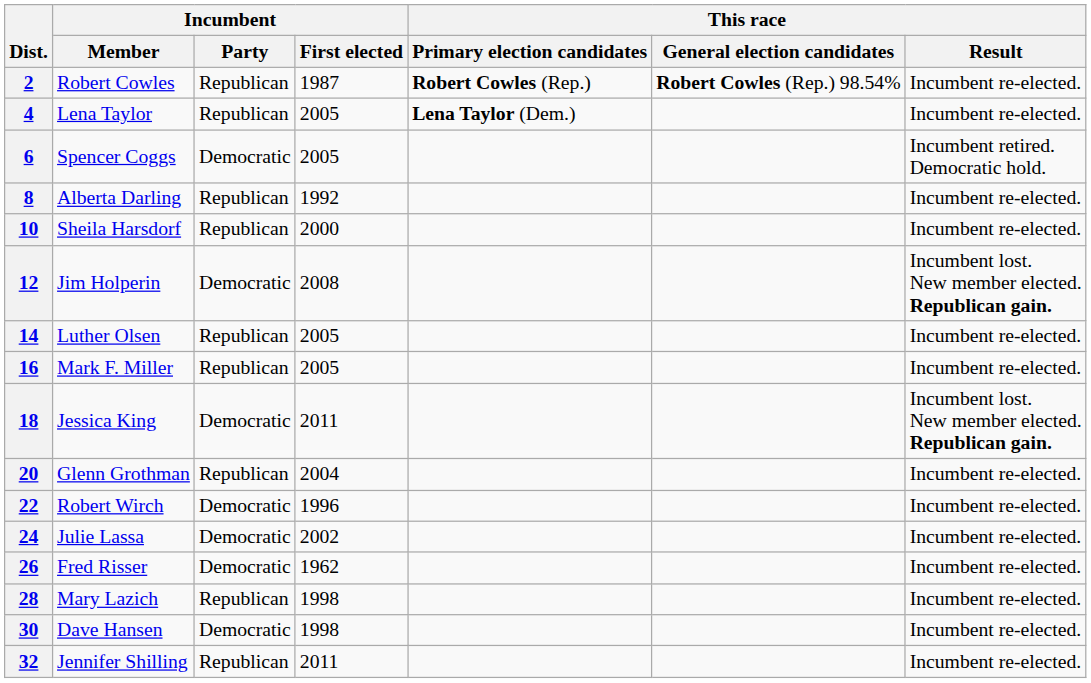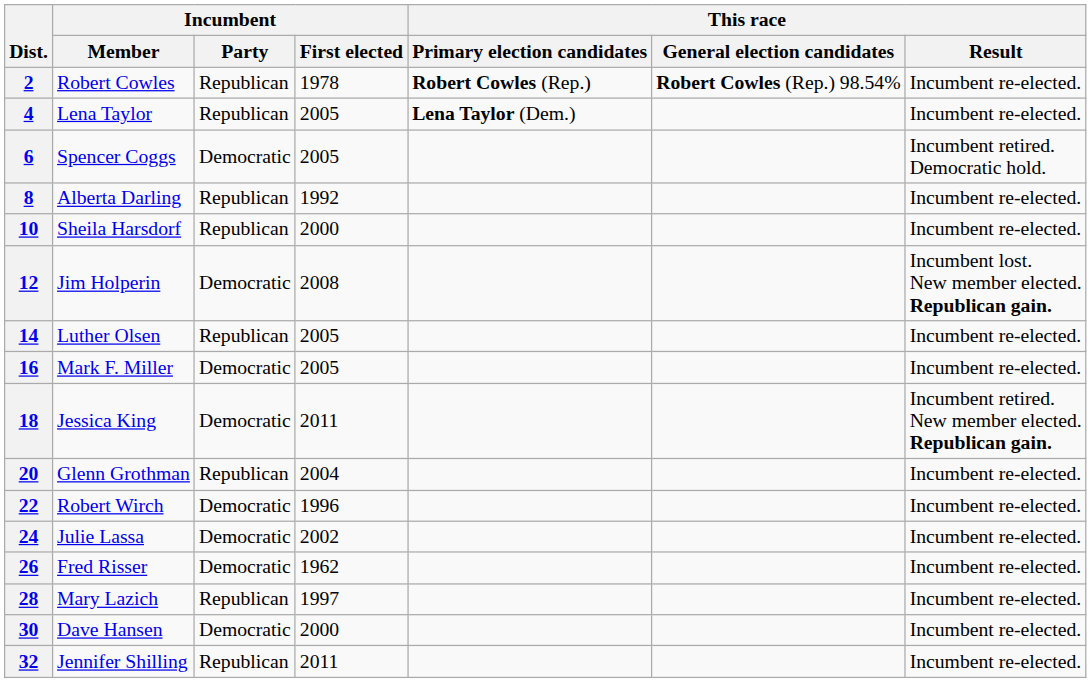(319, 82) 1987 -> (319, 82) 1978
(244, 367) Republican -> (245, 367) Democratic
(996, 420) Incumbent lost. New member elected. Republican gain. -> (996, 420) Incumbent retired. New member elected. Republican gain.
(319, 598) 1998 -> (319, 598) 1997
(319, 630) 1998 -> (319, 630) 2000
